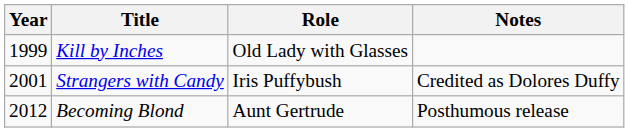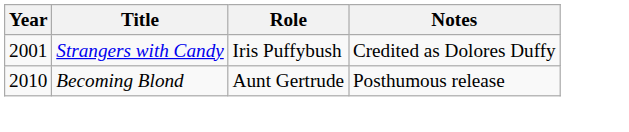- row: (110, 50)
(28, 111) 2012 -> (28, 80) 2010
